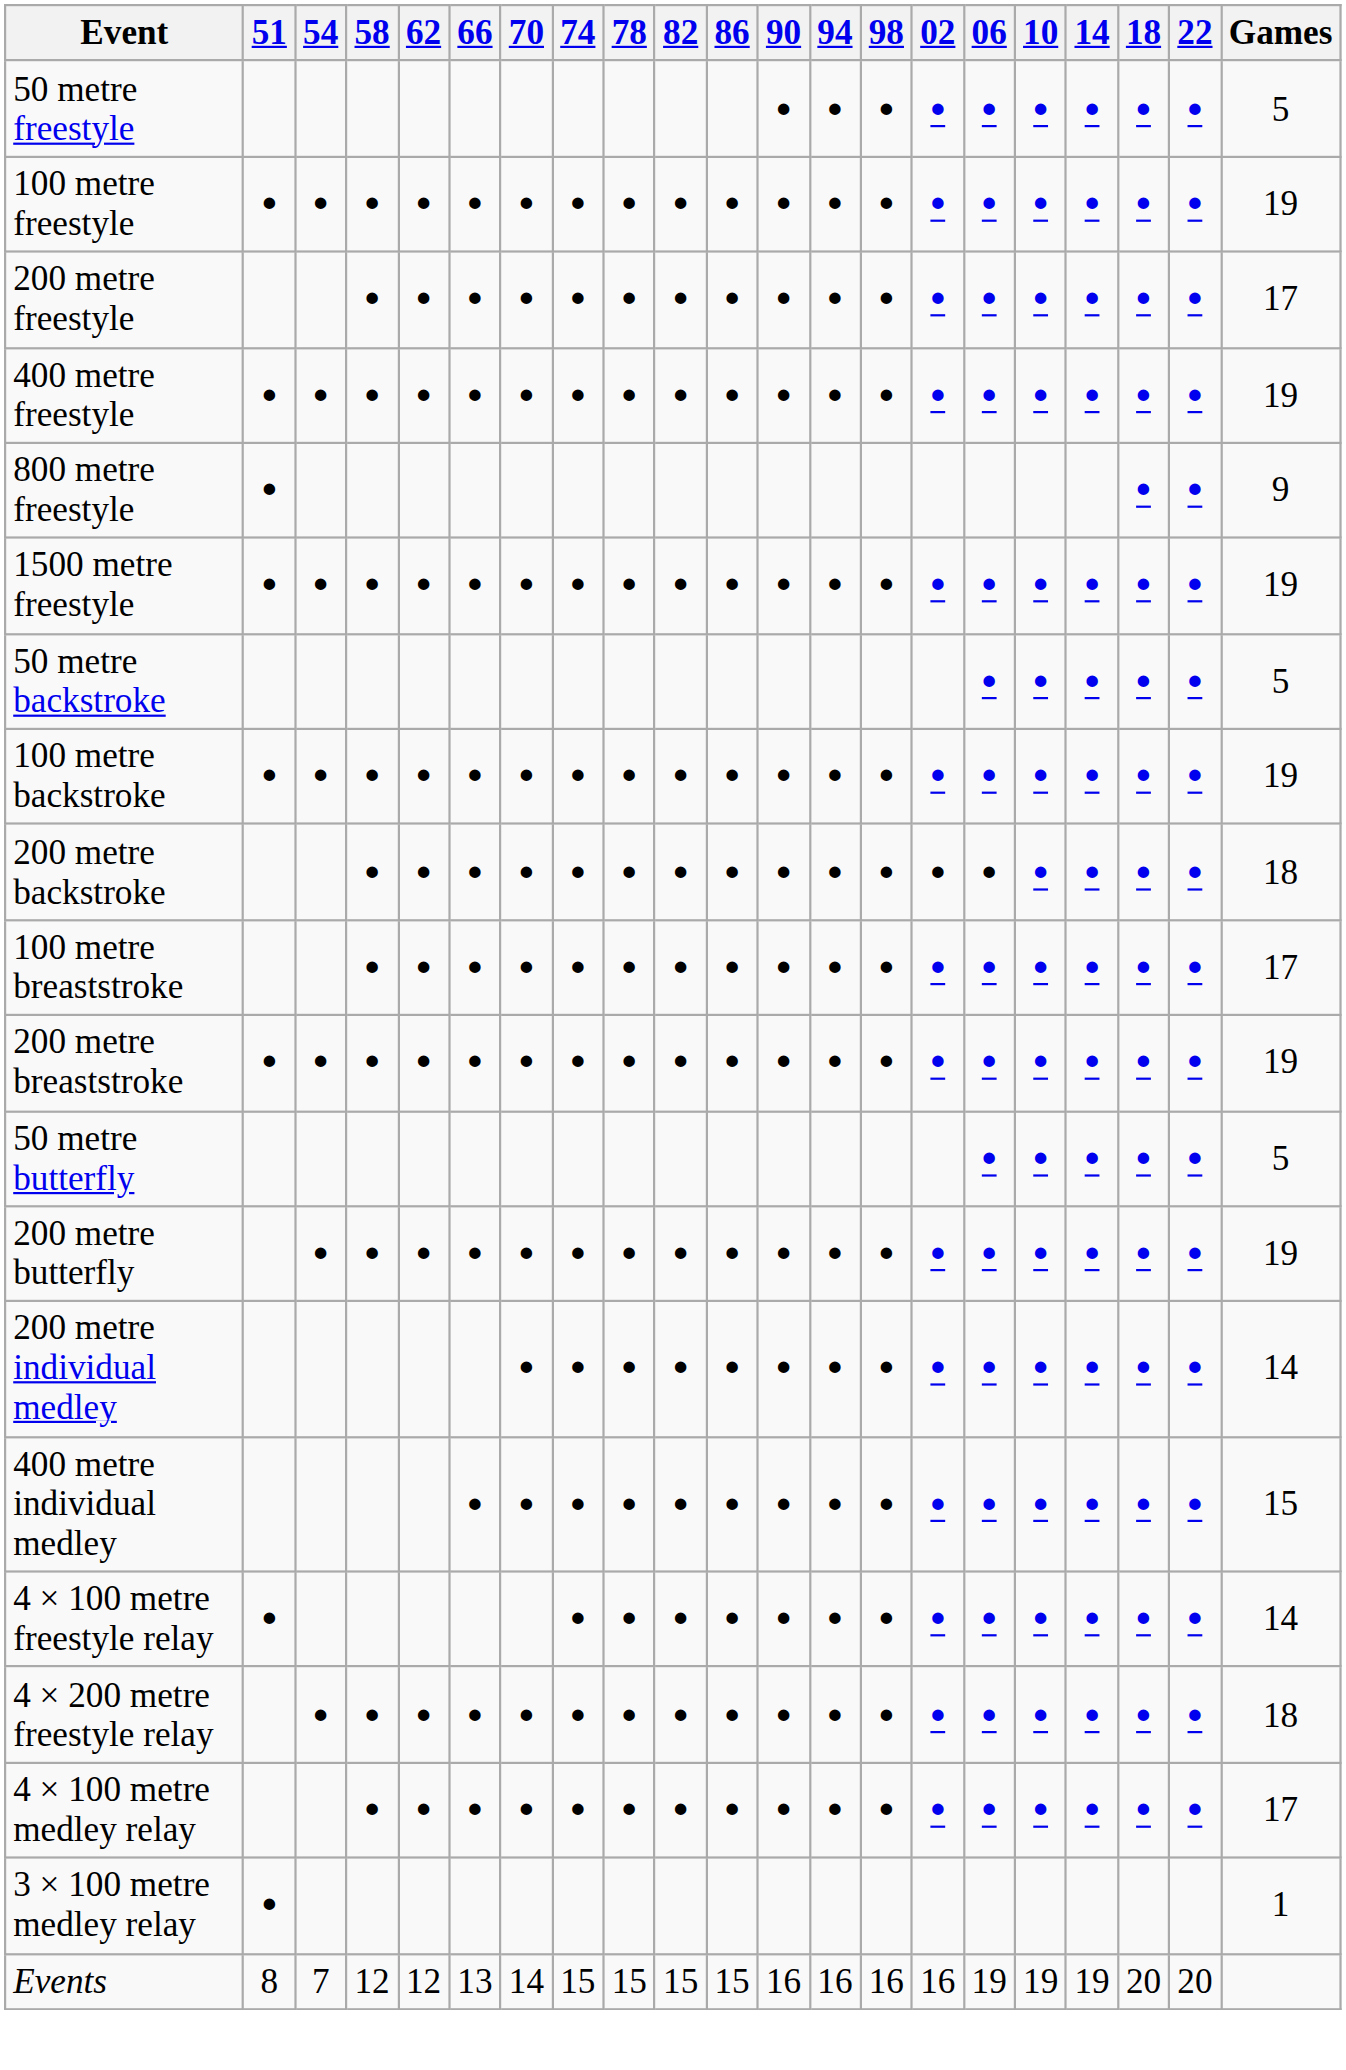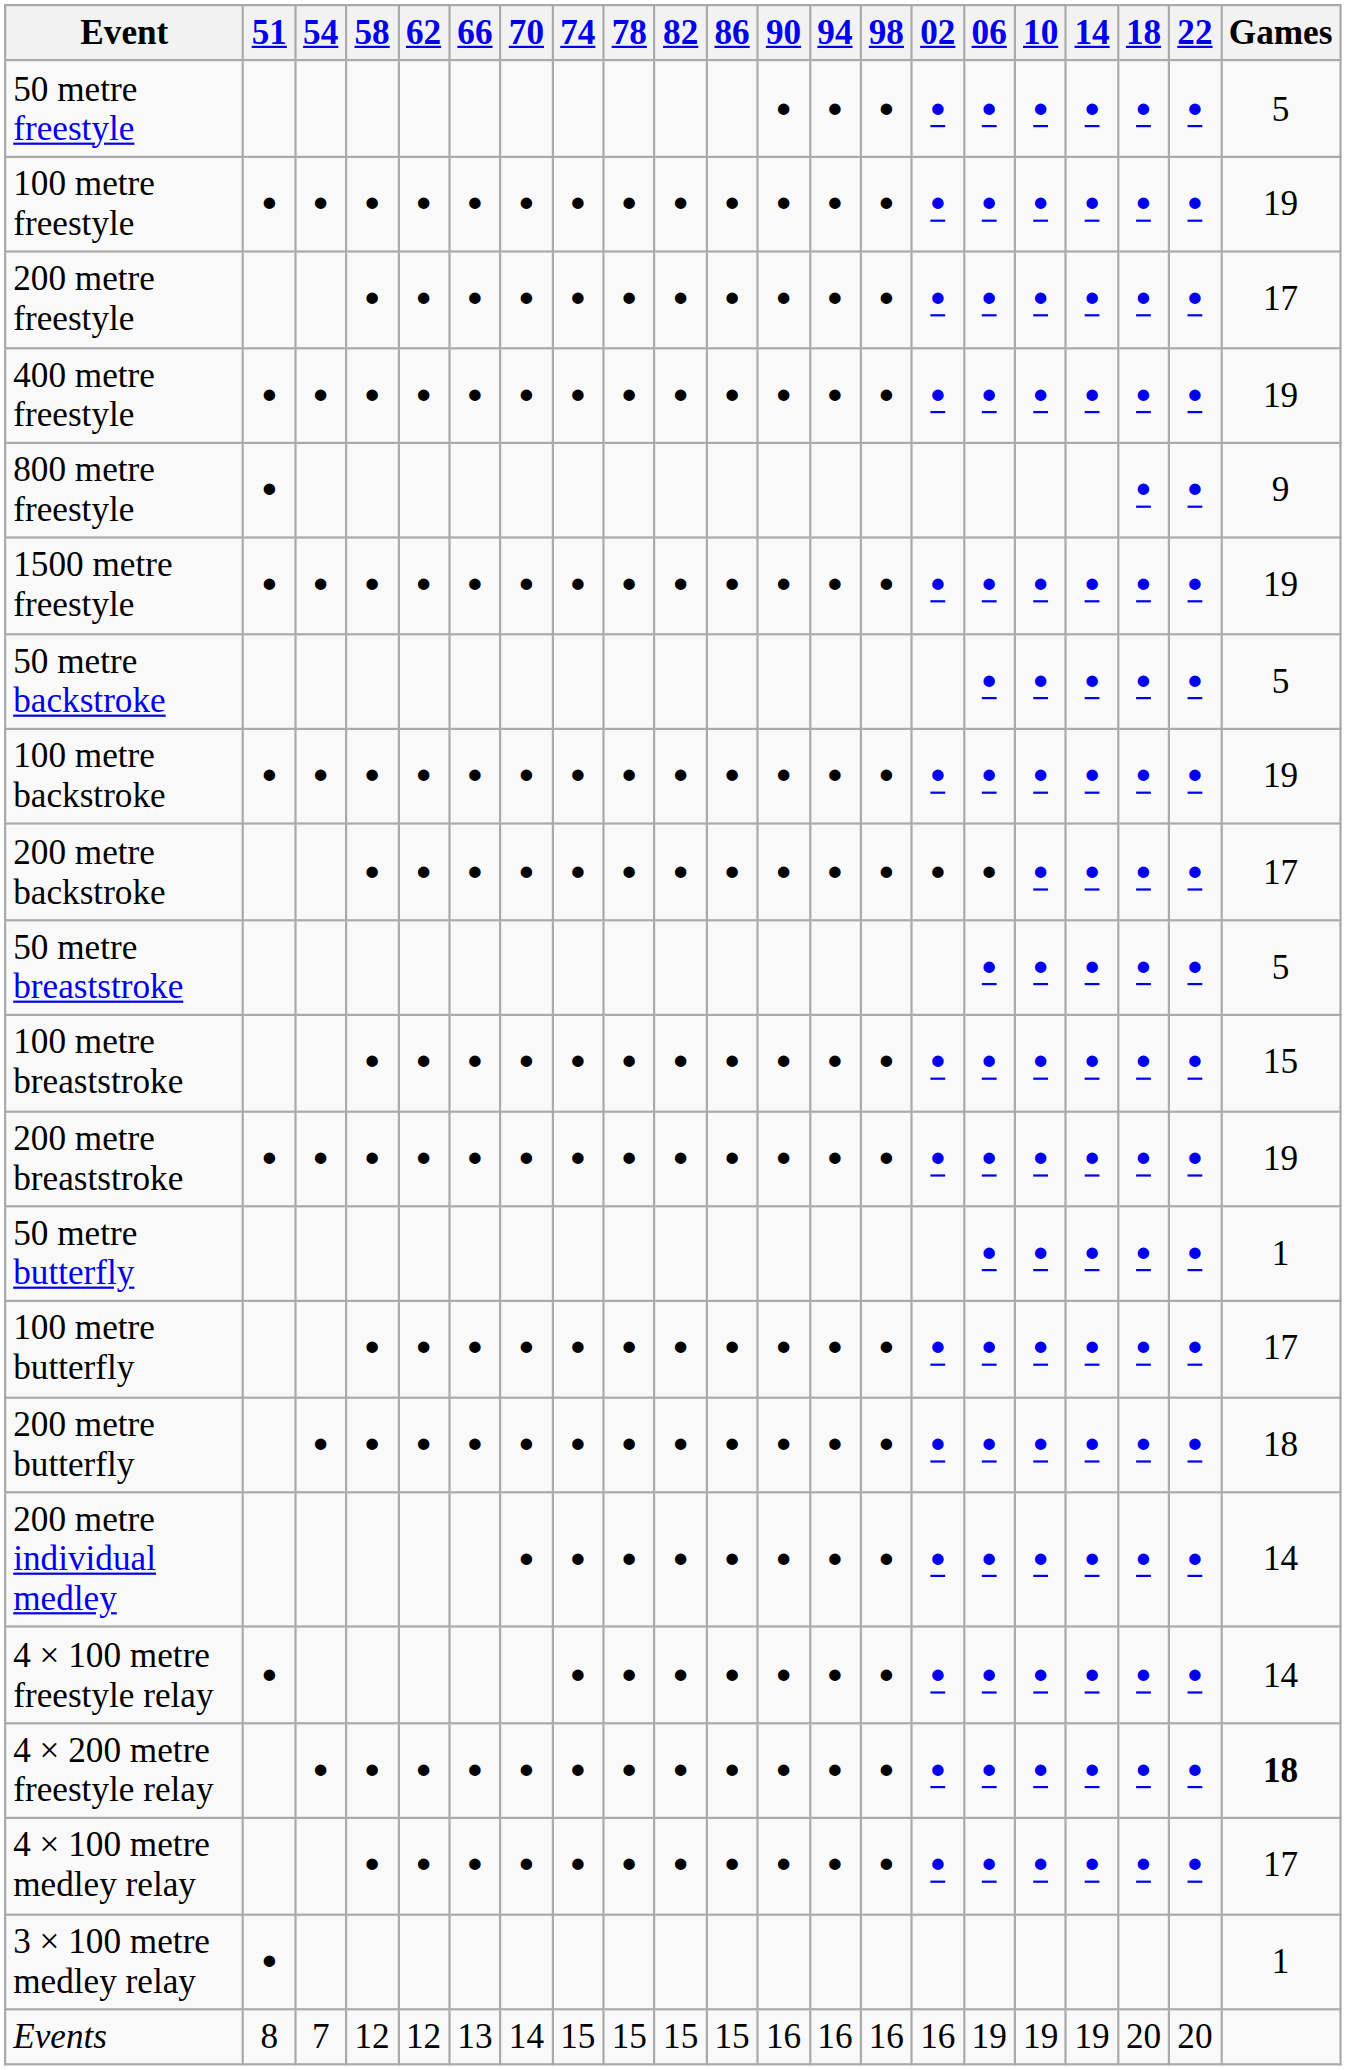(1281, 871) 18 -> (1281, 871) 17
+ row: (98, 966)
(1281, 966) 17 -> (1281, 1062) 15
(1281, 1157) 5 -> (1281, 1253) 1
+ row: (84, 1348)
(1281, 1253) 19 -> (1281, 1443) 18
- row: (85, 1503)
(1281, 1714) normal -> (1281, 1769) bold
